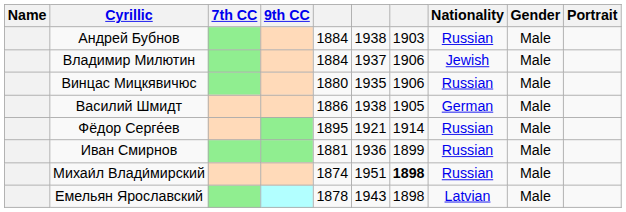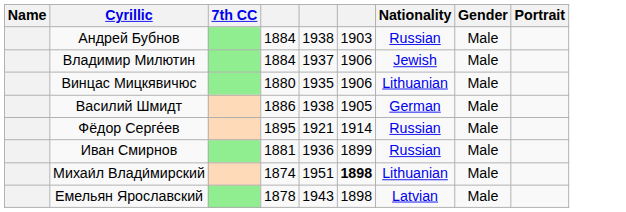- column: (287, 15)
(467, 83) Russian -> (415, 83) Lithuanian
(467, 173) Russian -> (415, 173) Lithuanian
